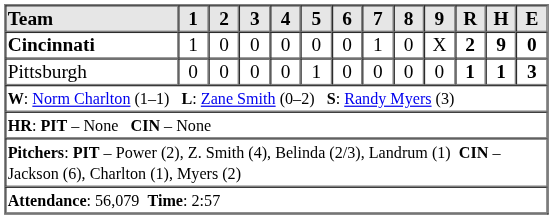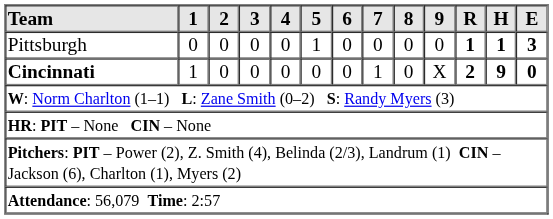rows swapped: (47, 71) <-> (51, 45)
